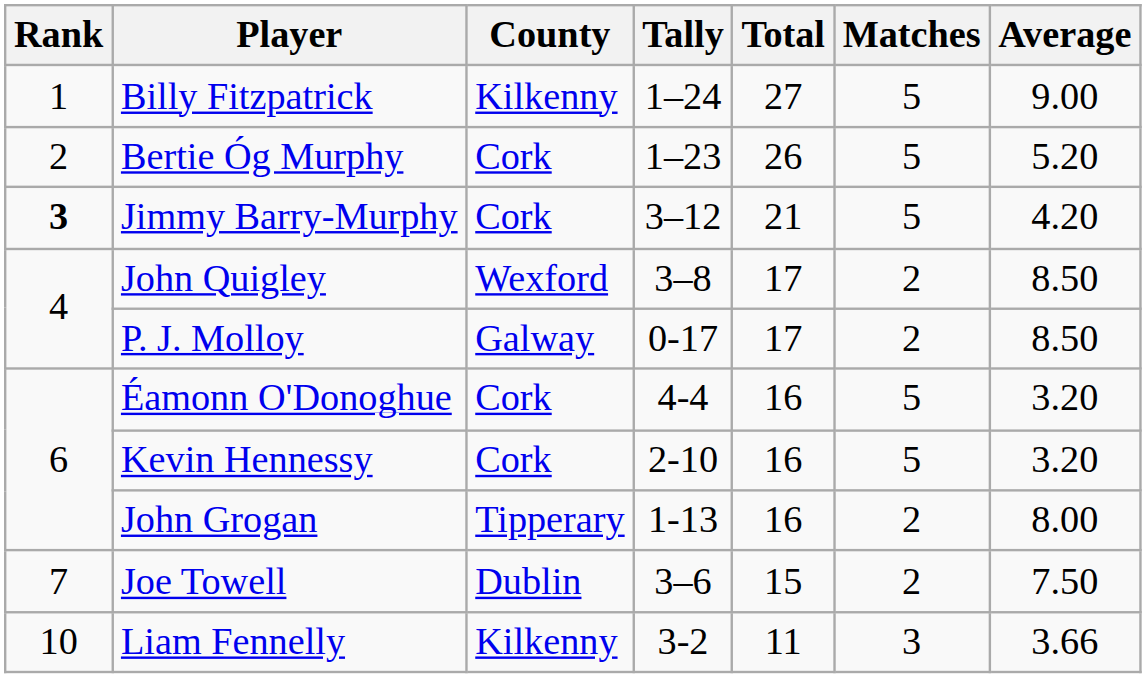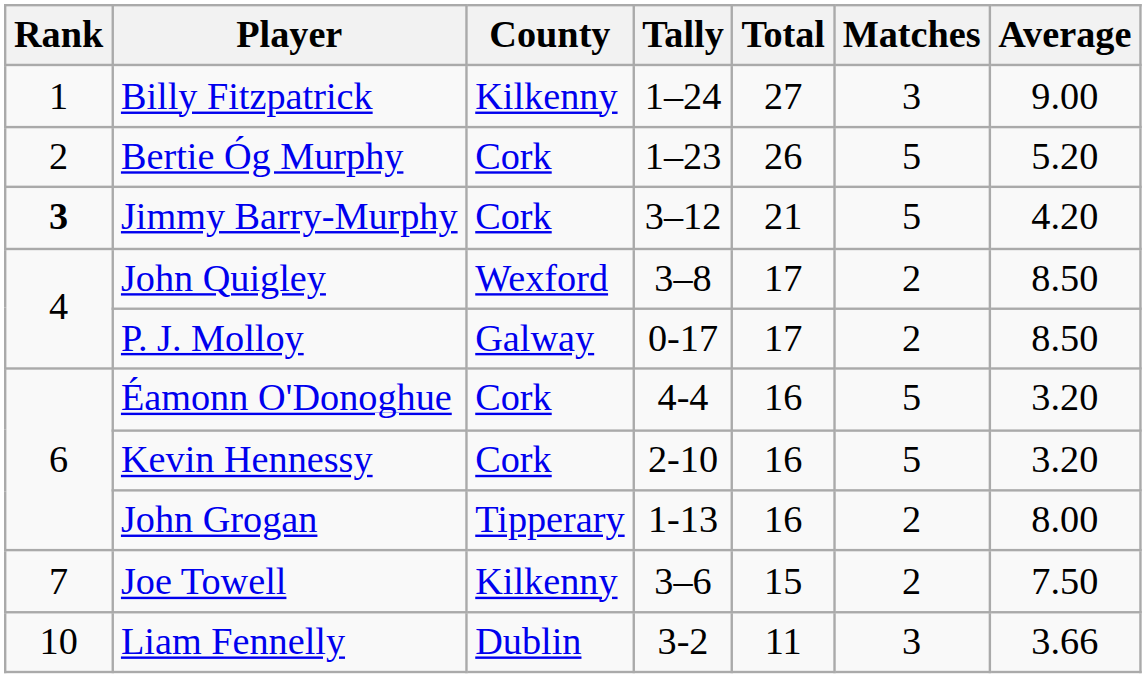(912, 95) 5 -> (912, 95) 3
(528, 580) Dublin -> (546, 580) Kilkenny
(546, 641) Kilkenny -> (528, 641) Dublin
